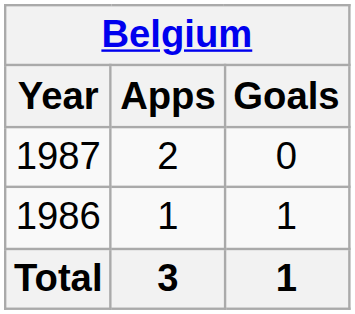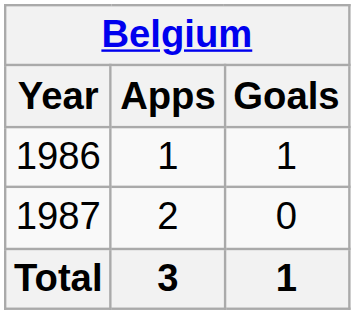rows swapped: (58, 216) <-> (58, 156)
